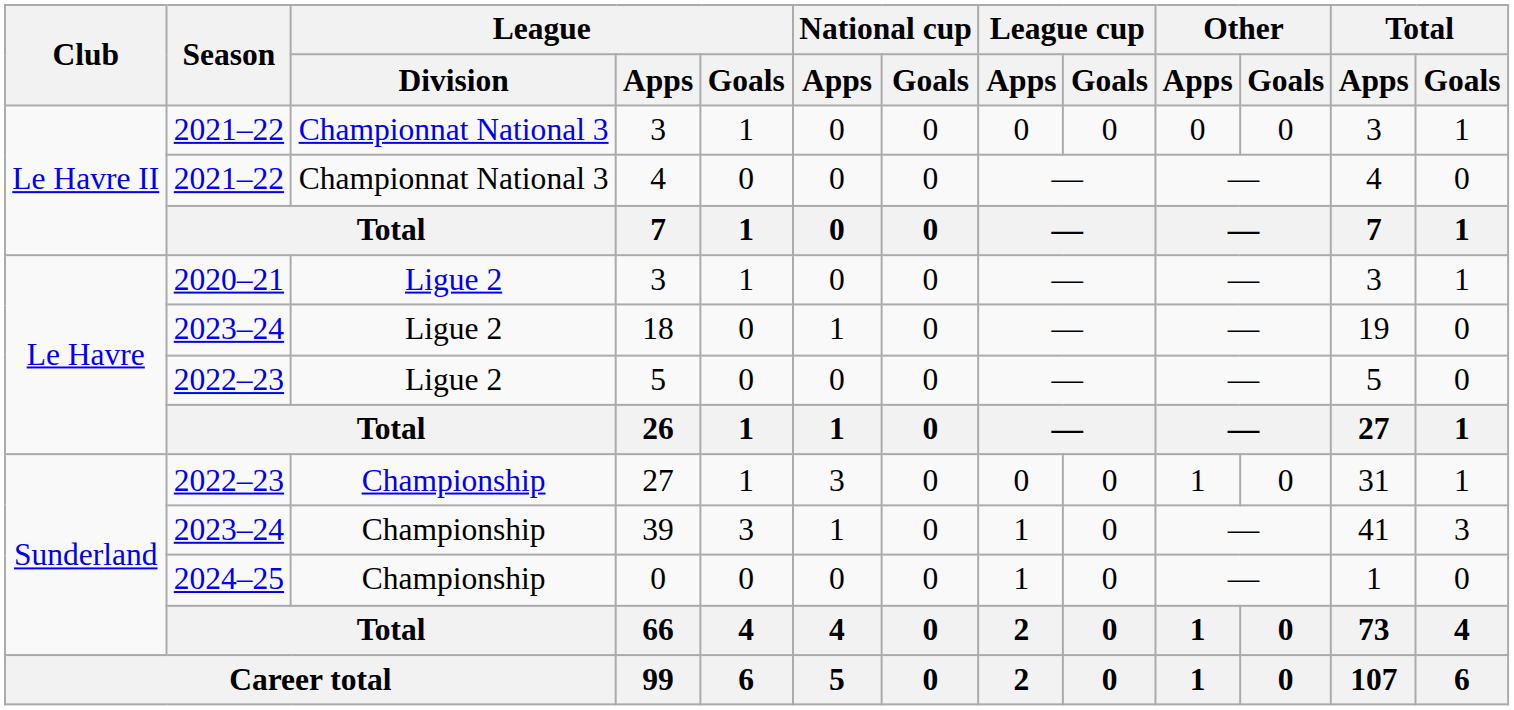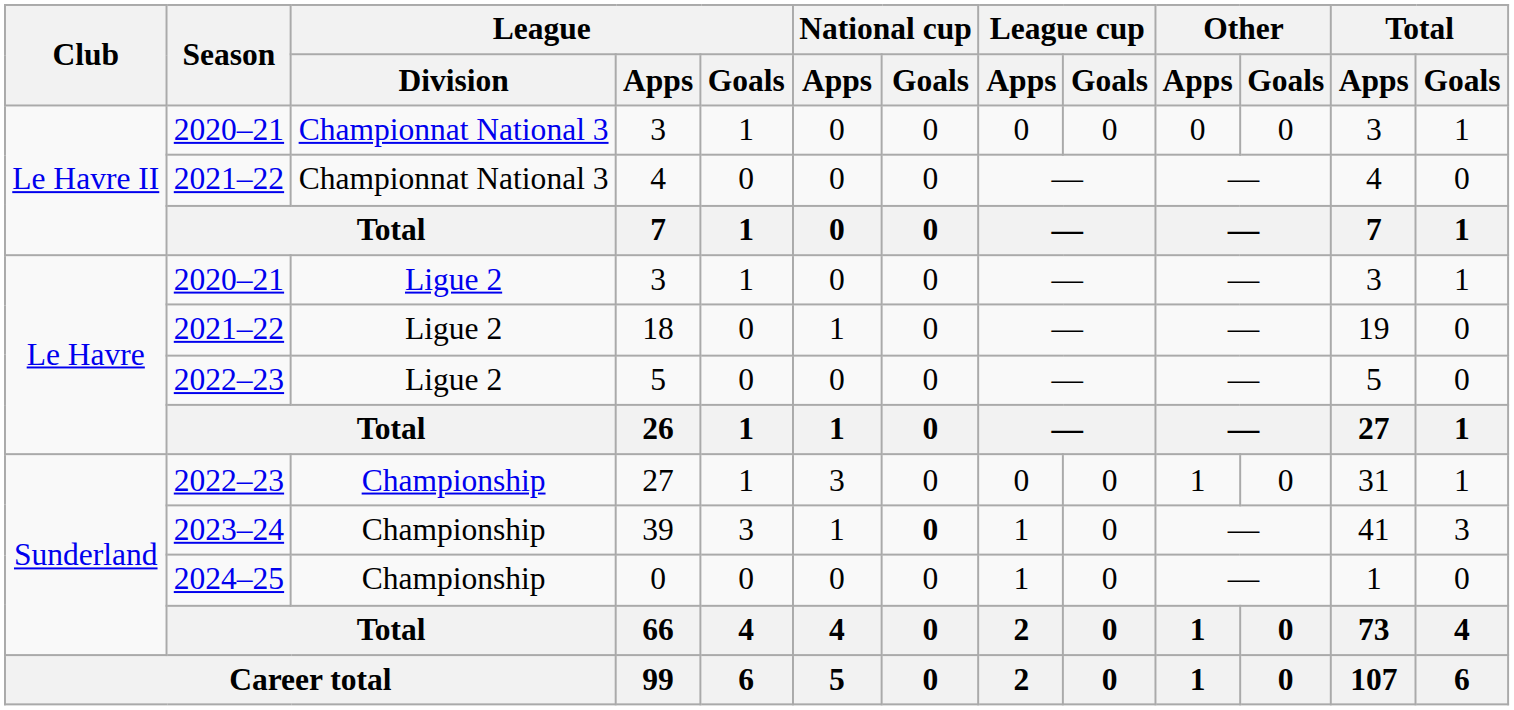(229, 129) 2021–22 -> (229, 129) 2020–21
(229, 329) 2023–24 -> (229, 329) 2021–22
(930, 529) normal -> (930, 529) bold
